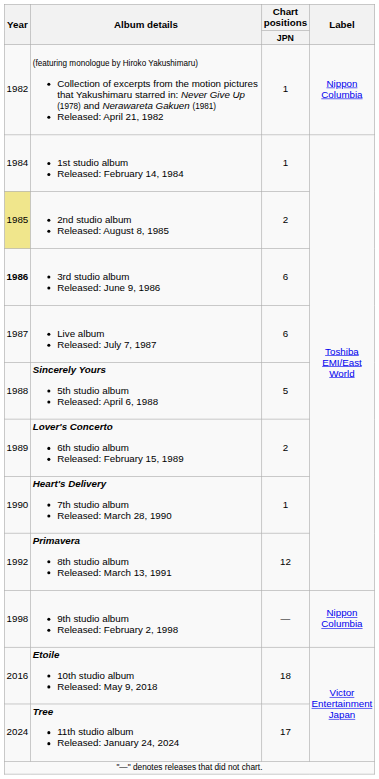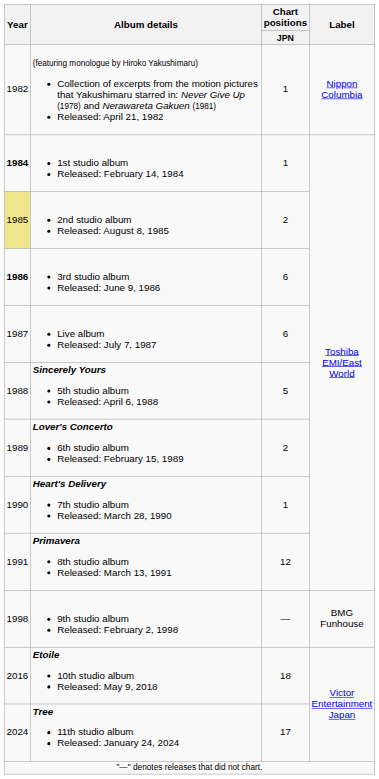(17, 163) normal -> (17, 163) bold
(17, 561) 1992 -> (17, 561) 1991
(342, 618) Nippon Columbia -> (342, 618) BMG Funhouse
